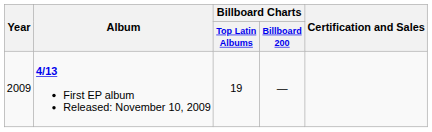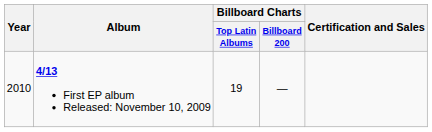(19, 89) 2009 -> (19, 89) 2010
